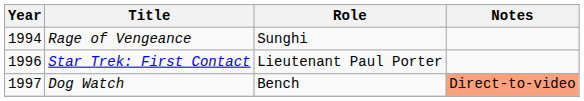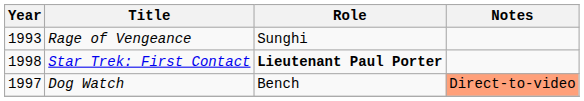(25, 39) 1994 -> (25, 39) 1993
(25, 62) 1996 -> (25, 62) 1998
(350, 62) normal -> (350, 62) bold
